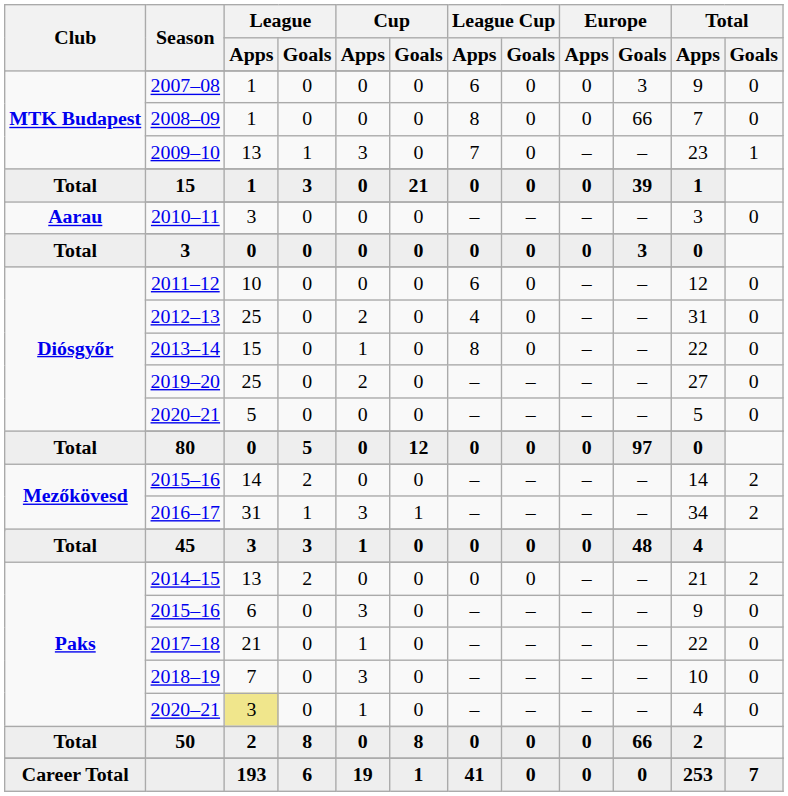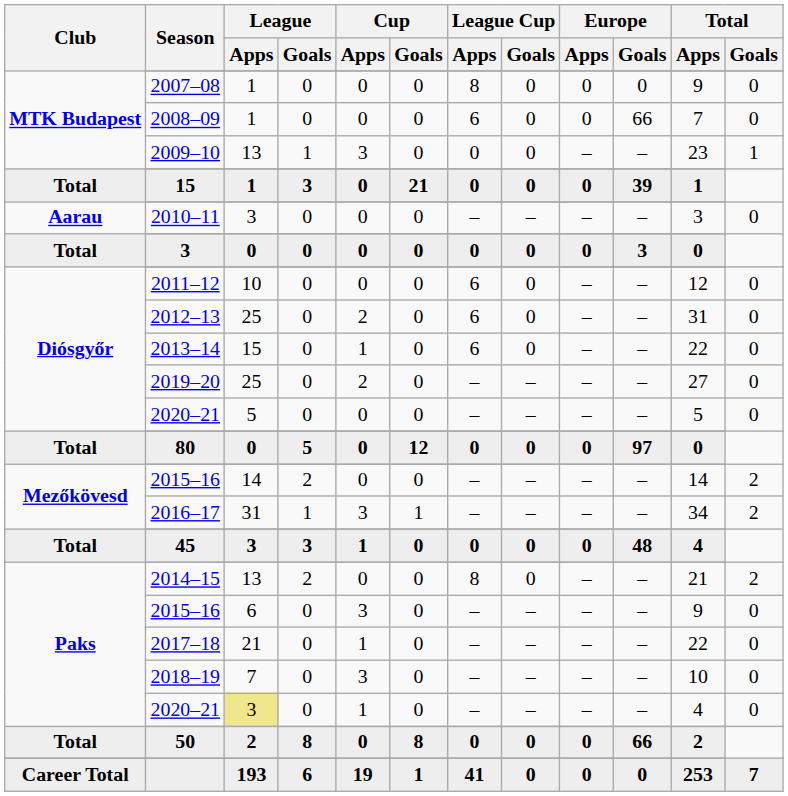(474, 86) 6 -> (474, 86) 8
(642, 86) 3 -> (642, 86) 0
(474, 119) 8 -> (474, 119) 6
(474, 152) 7 -> (474, 152) 0
(474, 316) 4 -> (474, 316) 6
(474, 349) 8 -> (474, 349) 6
(474, 578) 0 -> (474, 578) 8
